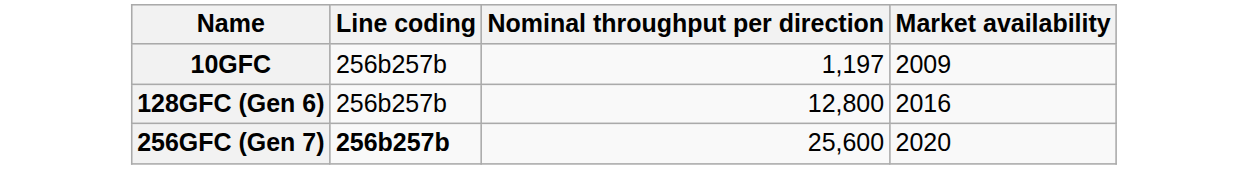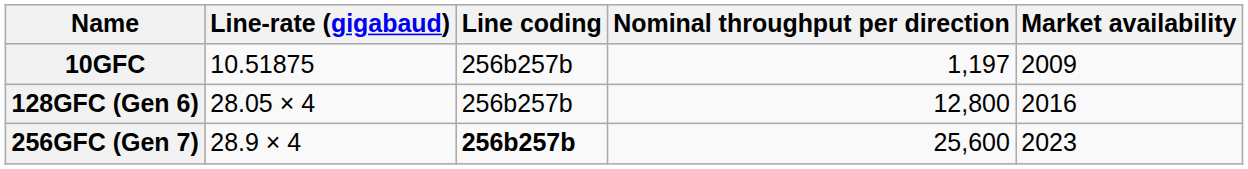+ column: (330, 24)
(923, 143) 2020 -> (1049, 143) 2023
